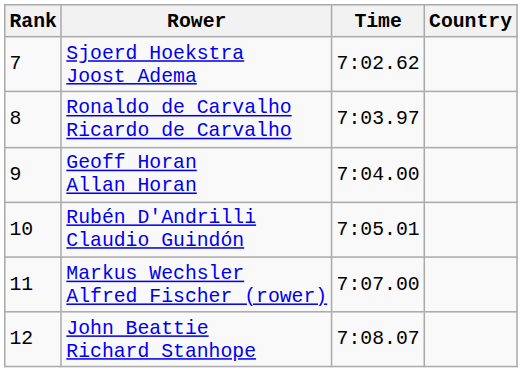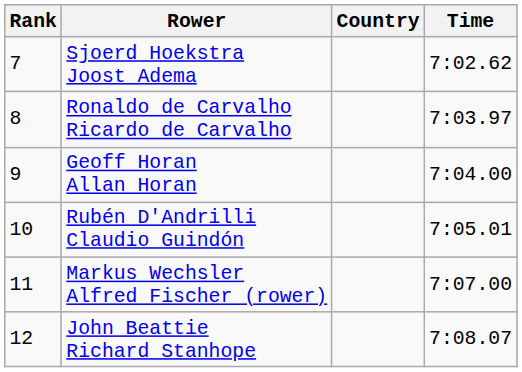columns swapped: (471, 21) <-> (378, 21)
